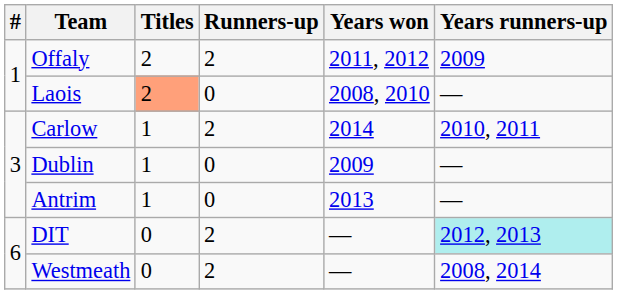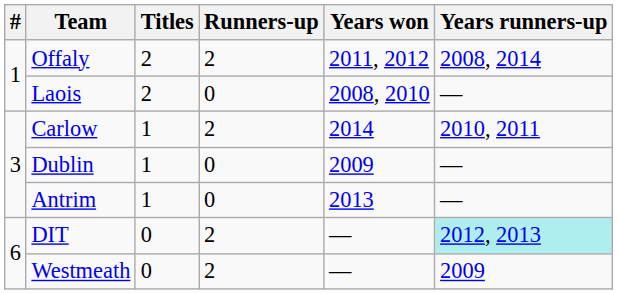(462, 57) 2009 -> (491, 57) 2008, 2014
(146, 93) lightsalmon background -> (146, 93) no background
(491, 270) 2008, 2014 -> (462, 270) 2009
